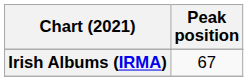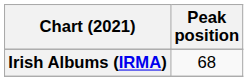(207, 62) 67 -> (207, 62) 68
